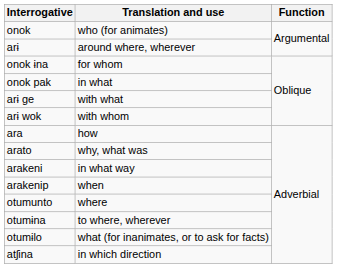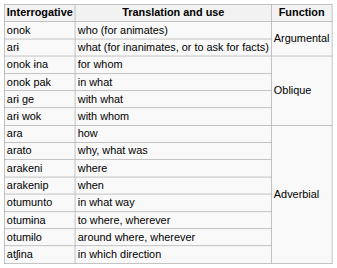(136, 47) around where, wherever -> (173, 47) what (for inanimates, or to ask for facts)
(106, 168) in what way -> (93, 168) where
(93, 202) where -> (106, 202) in what way
(173, 237) what (for inanimates, or to ask for facts) -> (136, 237) around where, wherever
